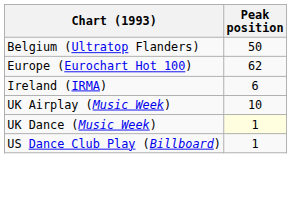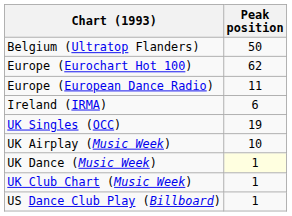+ row: (111, 86)
+ row: (64, 124)
+ row: (100, 182)
